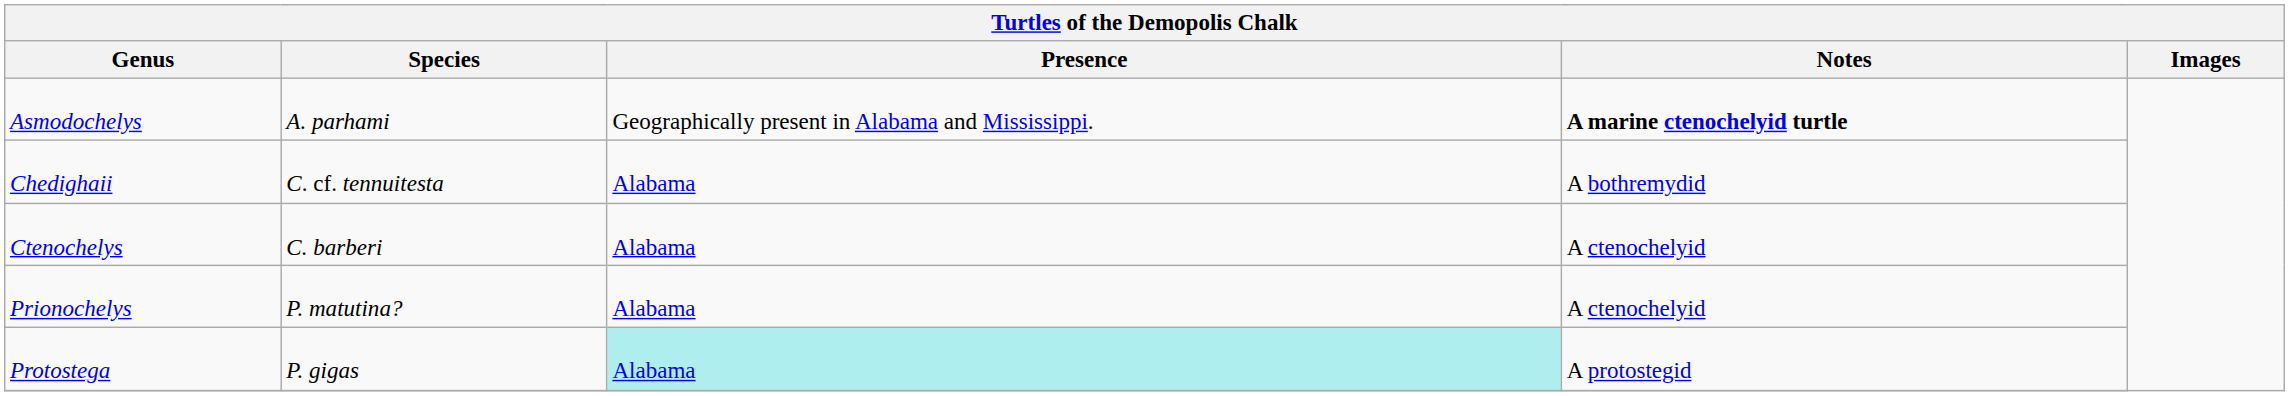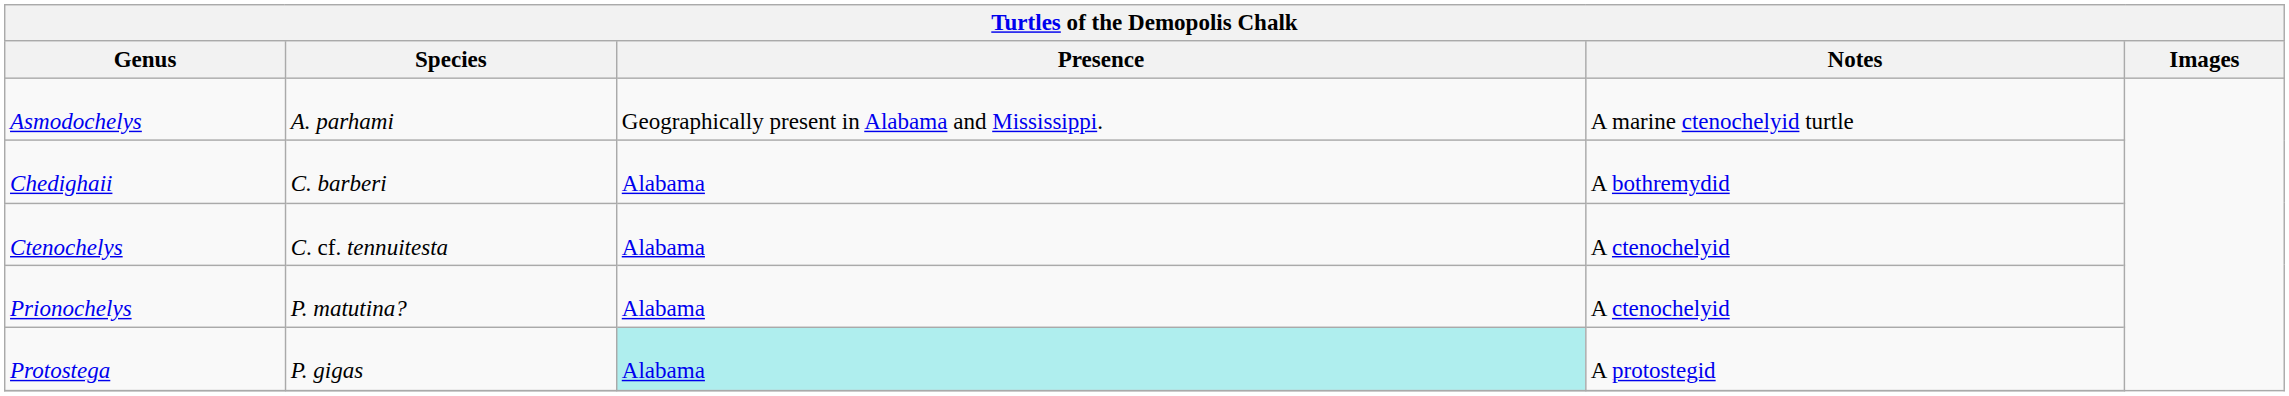(1707, 121) bold -> (1722, 121) normal
(365, 184) C. cf. tennuitesta -> (339, 184) C. barberi
(334, 246) C. barberi -> (369, 246) C. cf. tennuitesta
